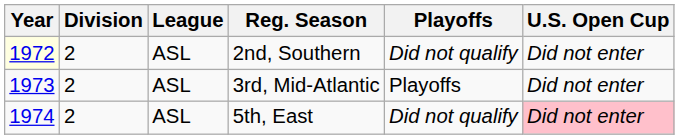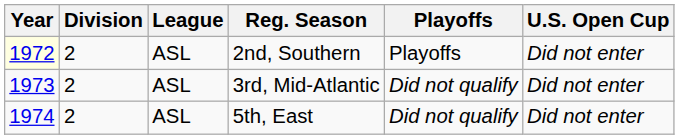(453, 52) Did not qualify -> (425, 52) Playoffs
(425, 85) Playoffs -> (453, 85) Did not qualify
(585, 117) pink background -> (585, 117) no background
